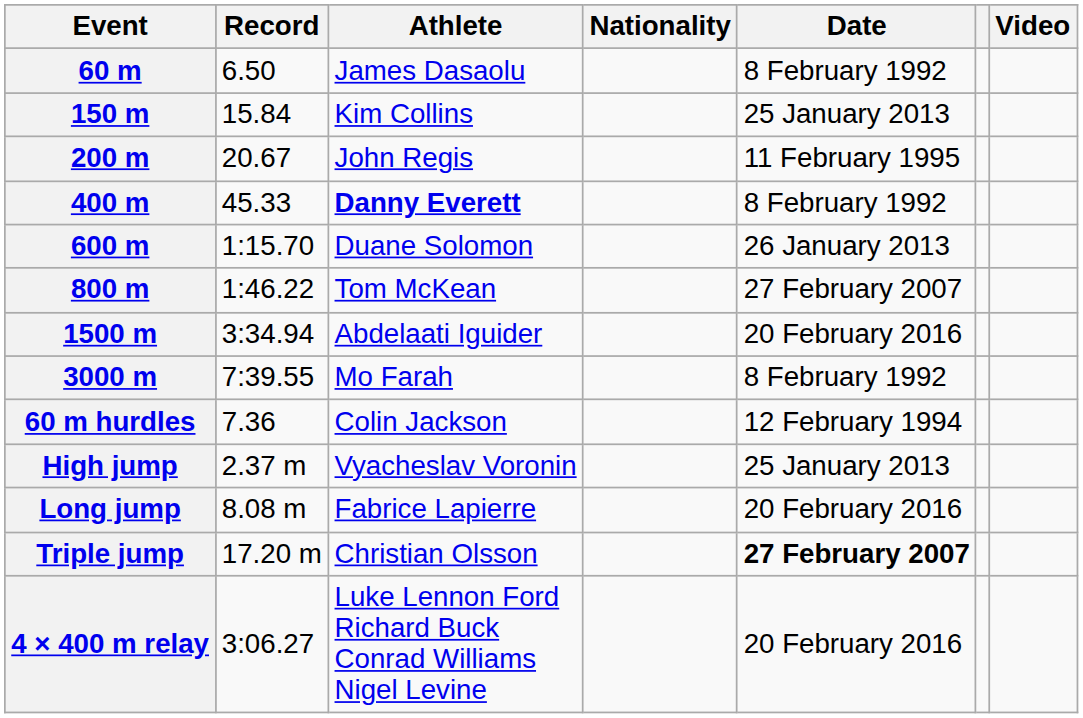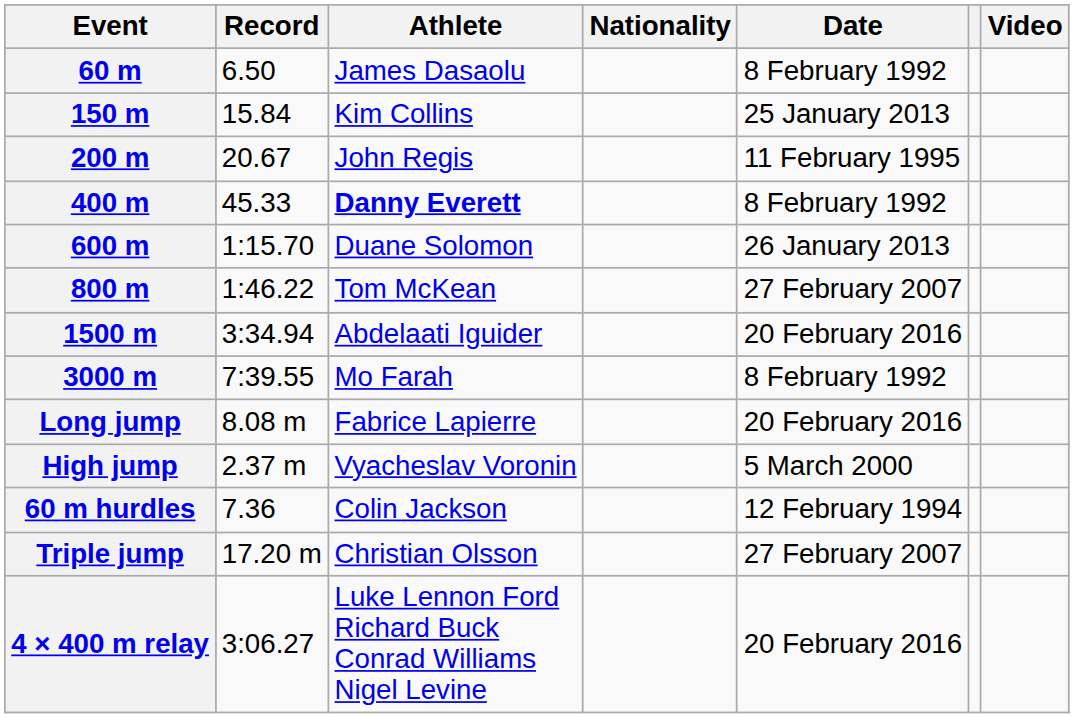rows swapped: (110, 421) <-> (110, 509)
(847, 465) 25 January 2013 -> (828, 465) 5 March 2000
(857, 553) bold -> (853, 553) normal
